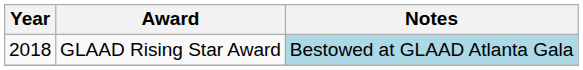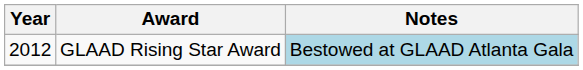(30, 49) 2018 -> (30, 49) 2012
